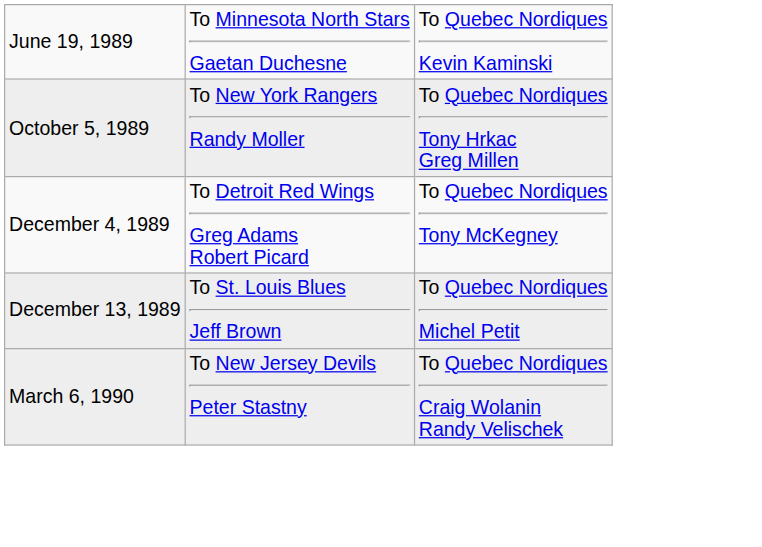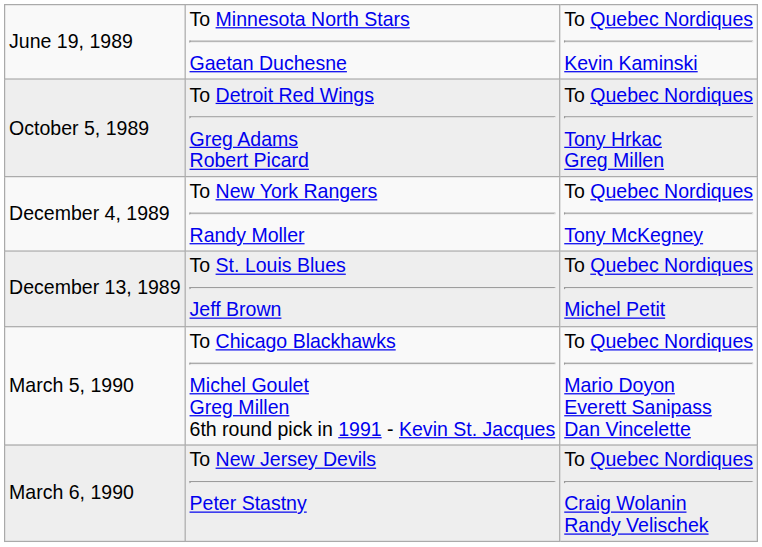(300, 116) To New York Rangers Randy Moller -> (372, 127) To Detroit Red Wings Greg Adams Robert Picard
(300, 224) To Detroit Red Wings Greg Adams Robert Picard -> (372, 213) To New York Rangers Randy Moller
+ row: (72, 385)
